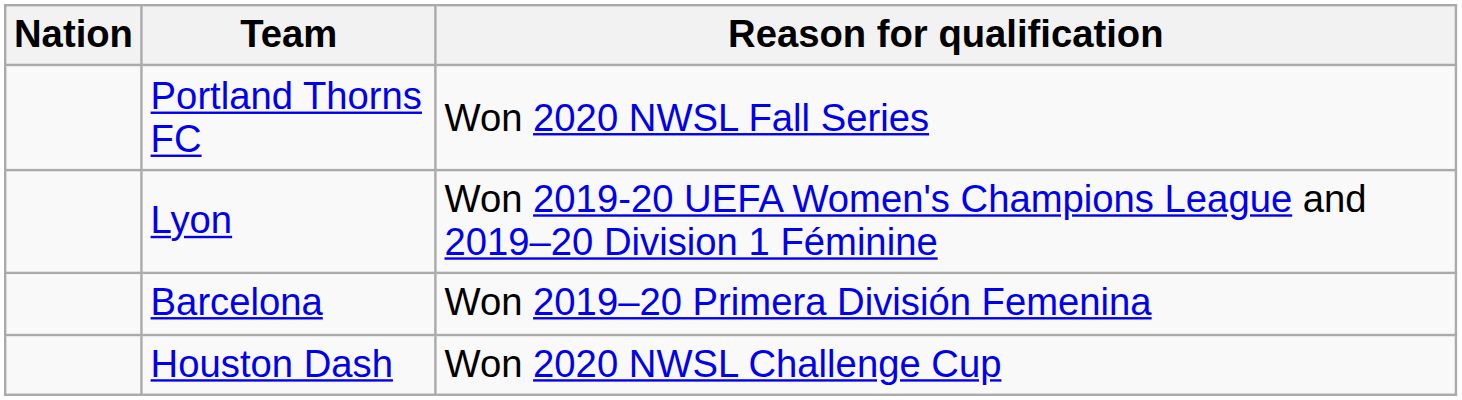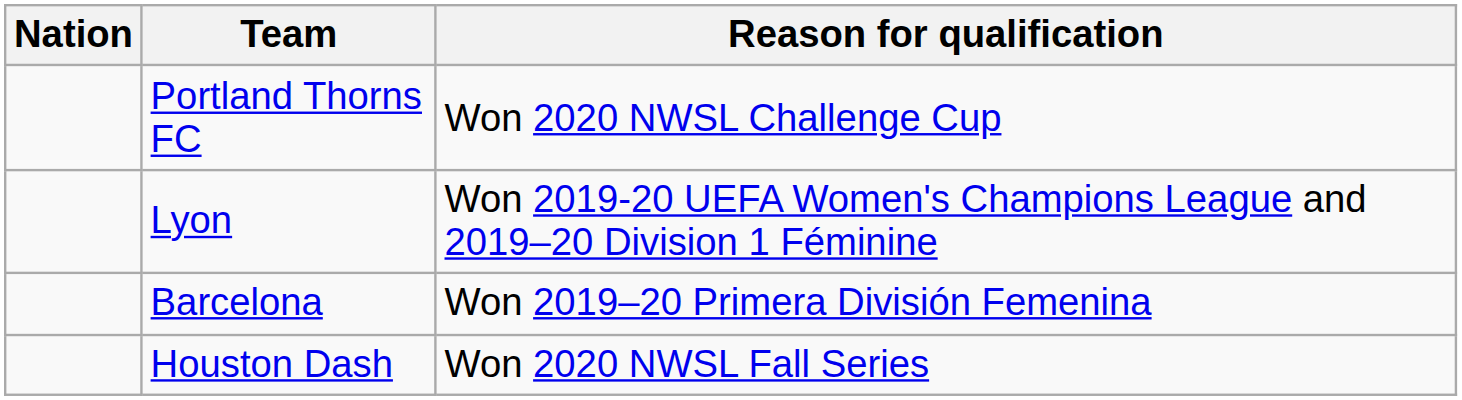(687, 116) Won 2020 NWSL Fall Series -> (723, 116) Won 2020 NWSL Challenge Cup
(723, 363) Won 2020 NWSL Challenge Cup -> (687, 363) Won 2020 NWSL Fall Series
